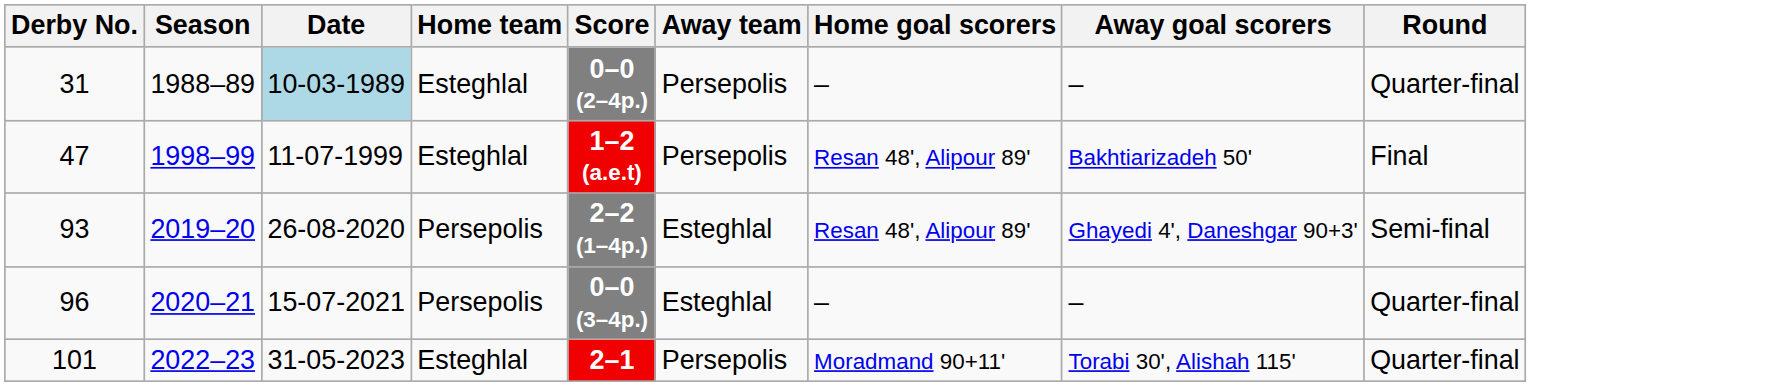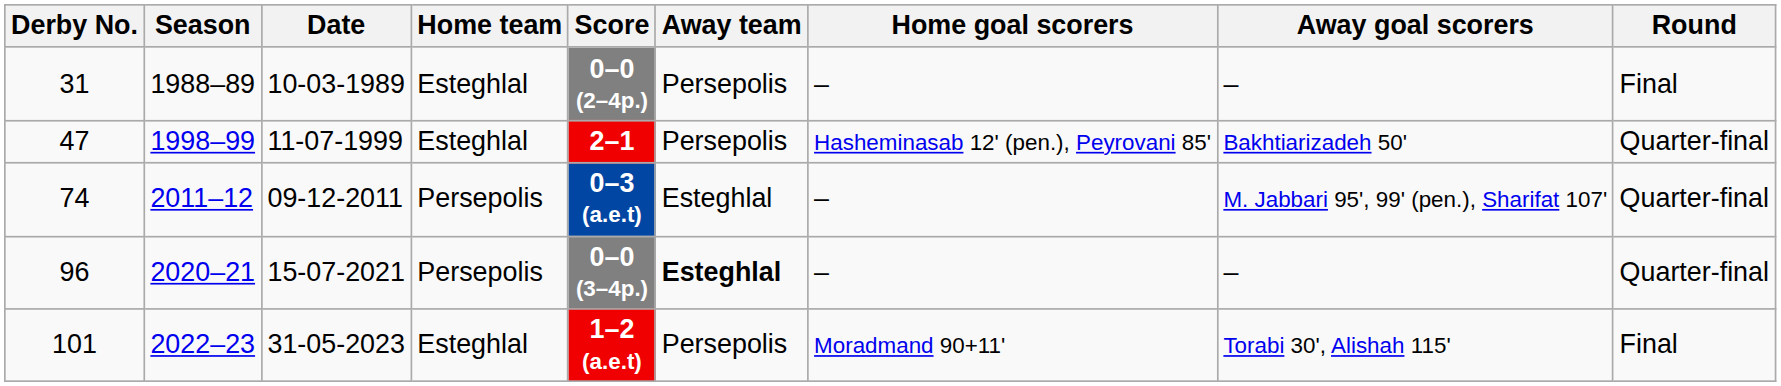(336, 83) lightblue background -> (336, 83) no background
(1445, 83) Quarter-final -> (1649, 83) Final
(612, 156) 1–2 (a.e.t) -> (612, 141) 2–1
(922, 158) Resan 48', Alipour 89' -> (1013, 142) Hasheminasab 12' (pen.), Peyrovani 85'
(1399, 156) Final -> (1694, 141) Quarter-final
+ row: (75, 199)
- row: (75, 229)
(717, 302) normal -> (721, 271) bold
(612, 359) 2–1 -> (612, 344) 1–2 (a.e.t)
(1445, 359) Quarter-final -> (1649, 344) Final
